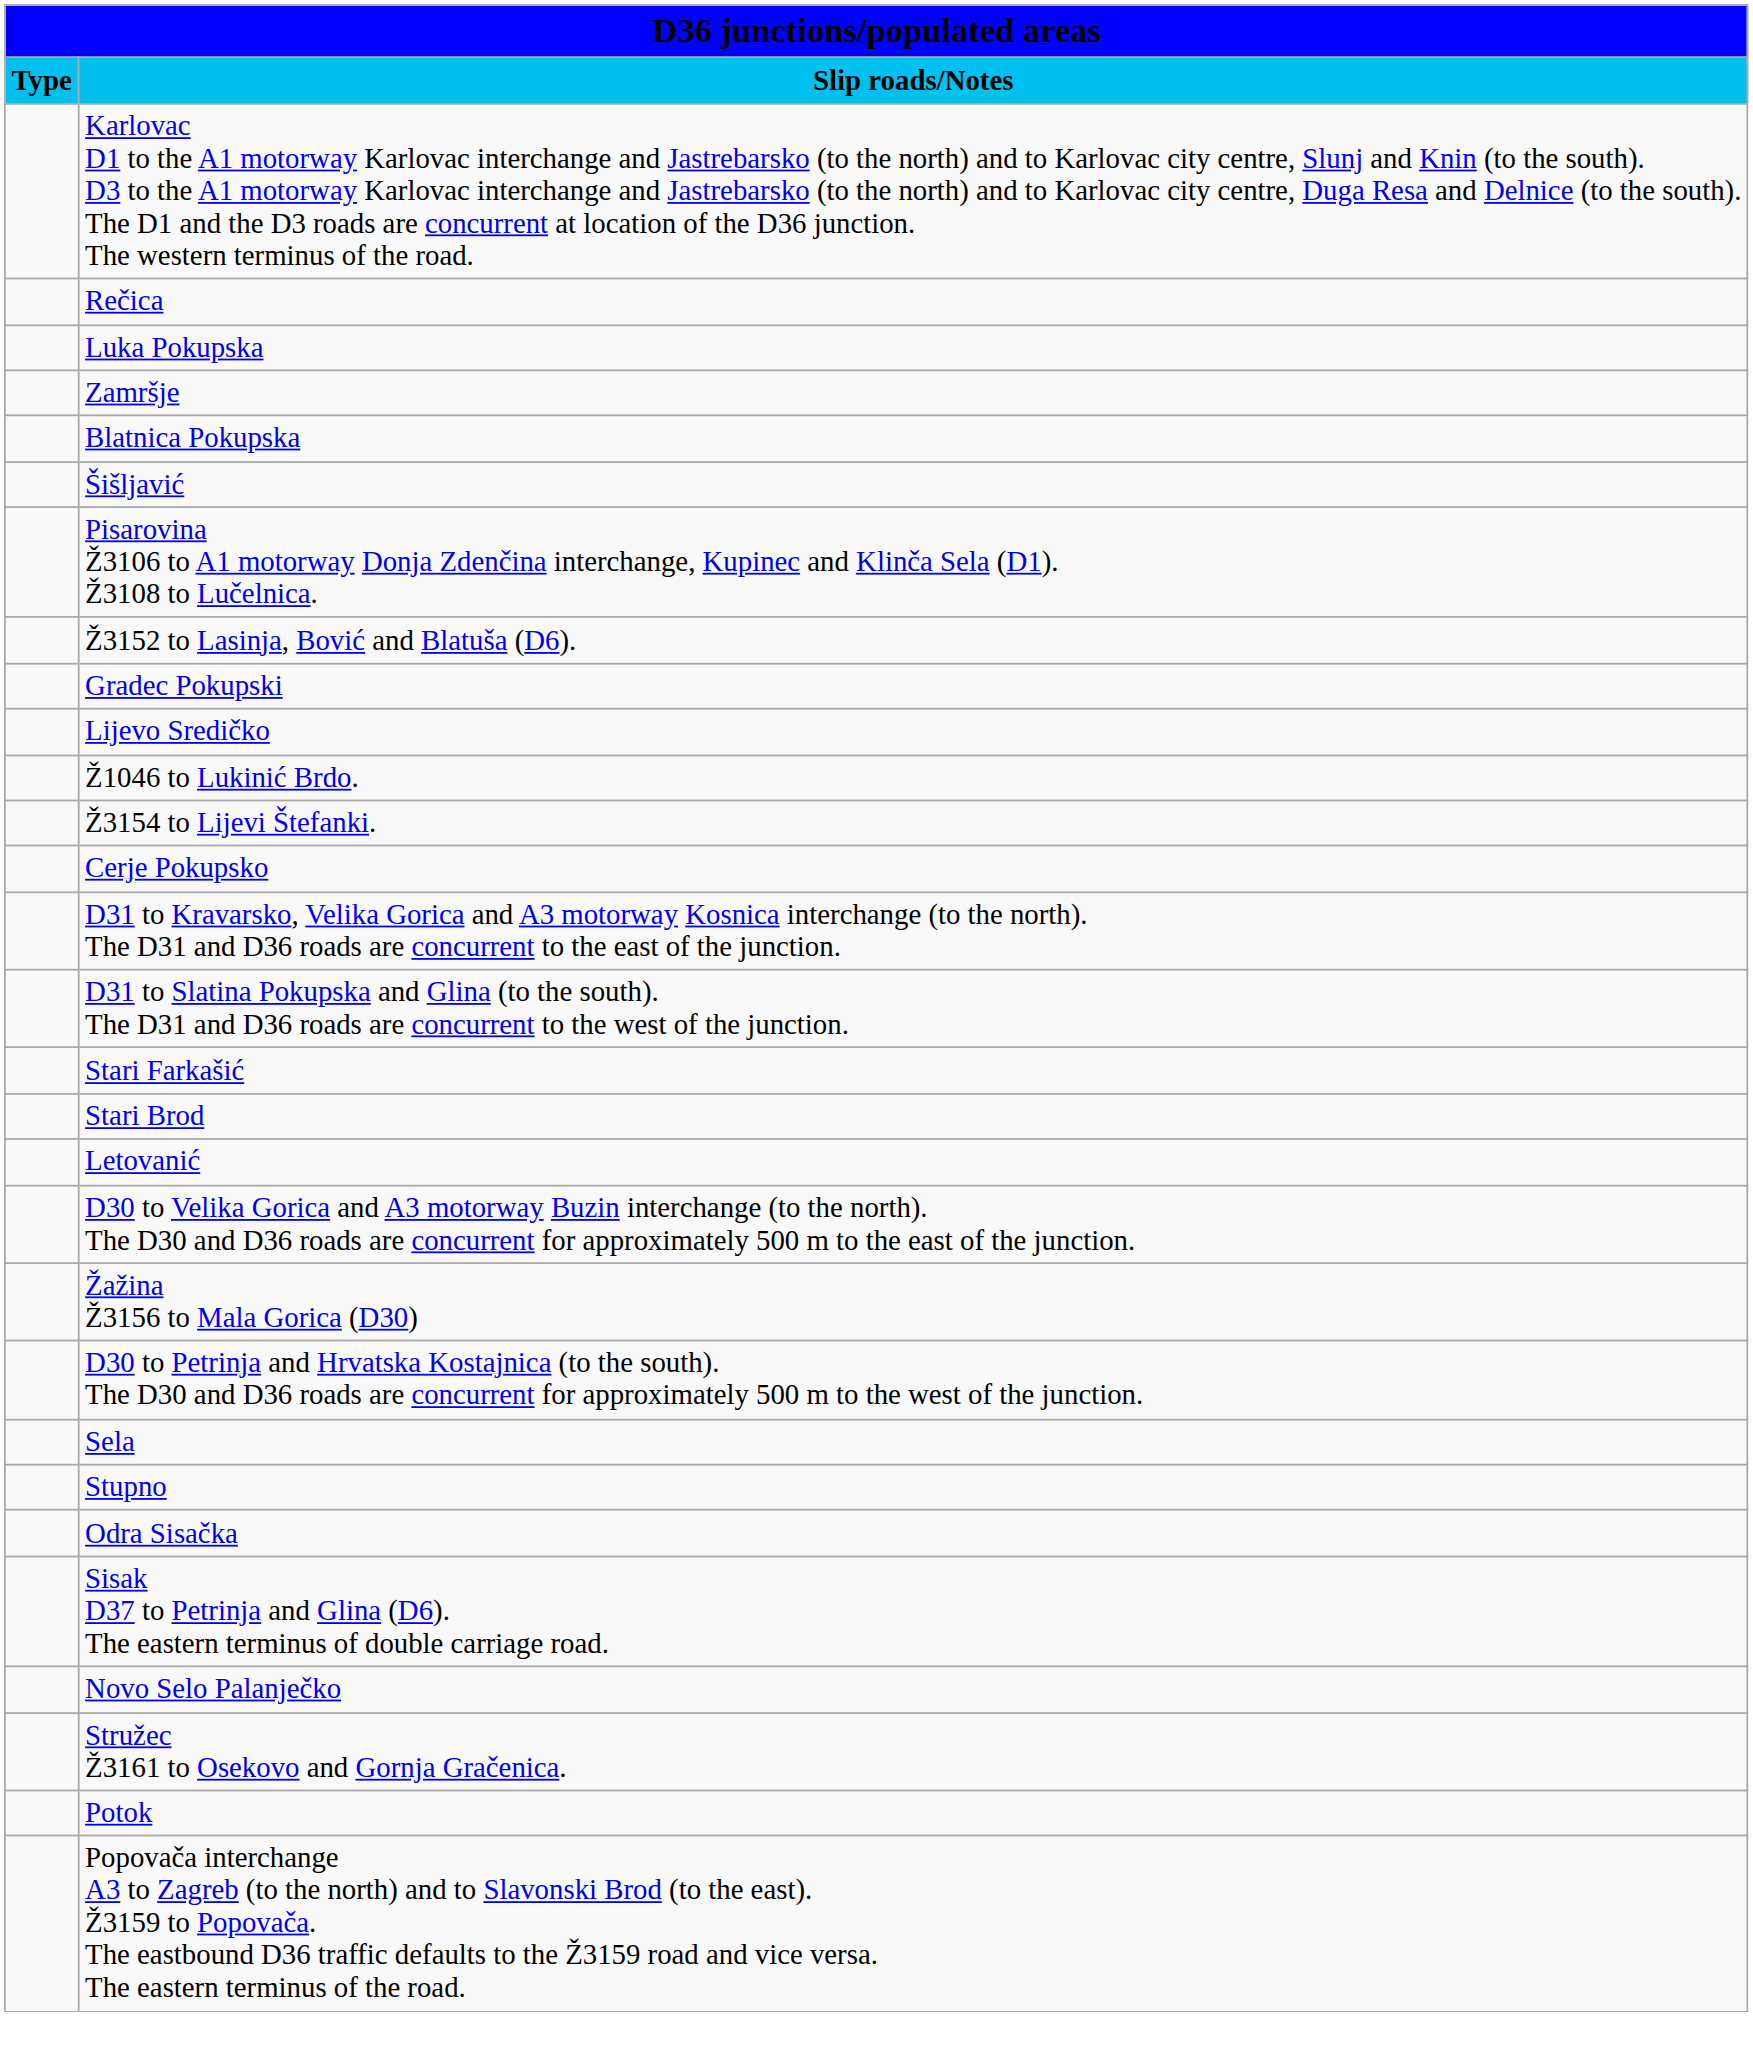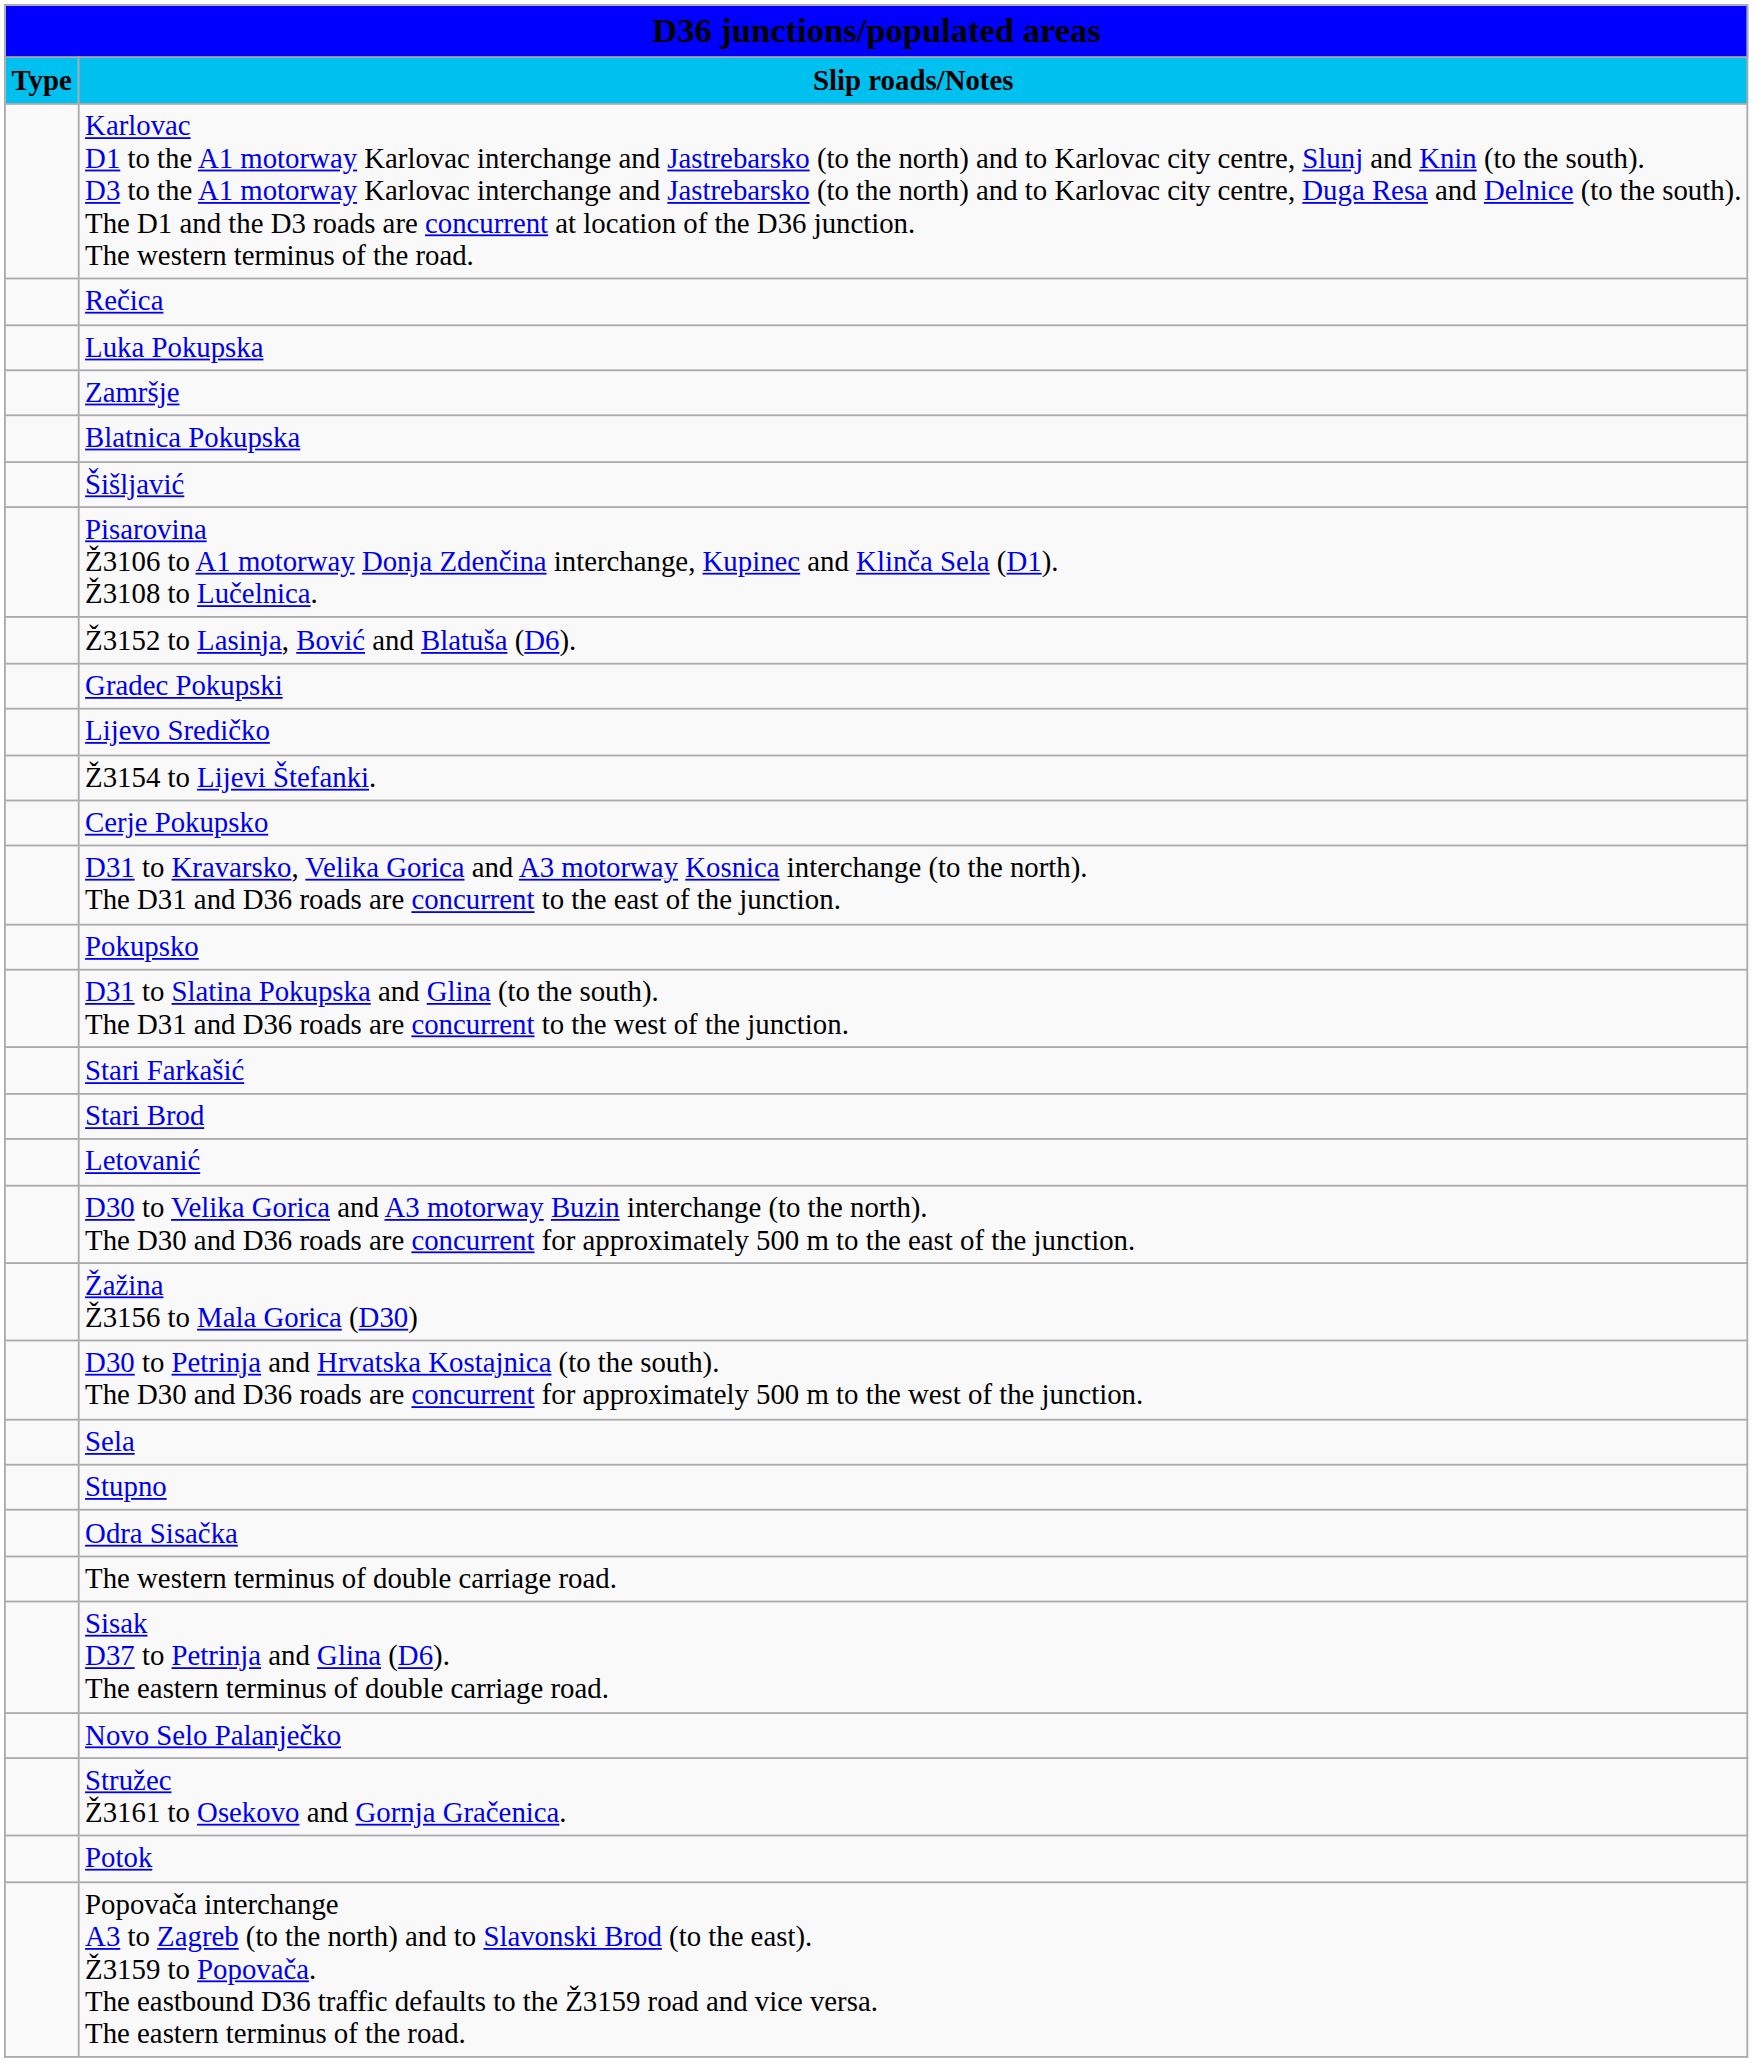- row: (222, 777)
+ row: (142, 946)
+ row: (351, 1578)
